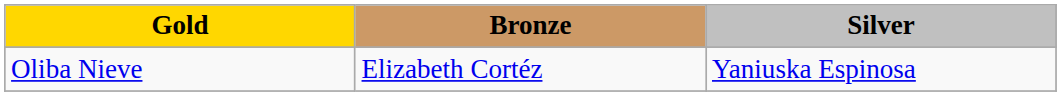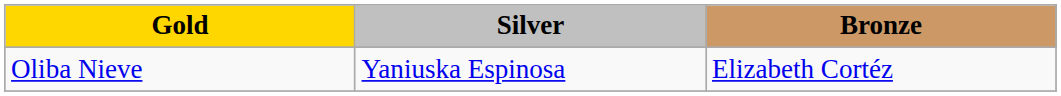columns swapped: (881, 25) <-> (531, 25)
